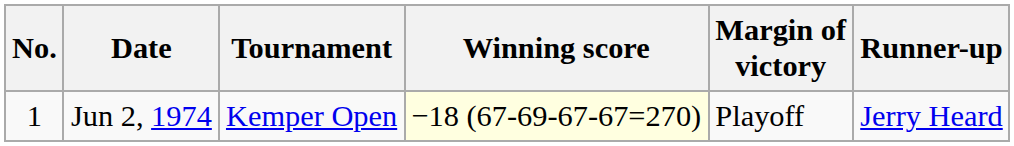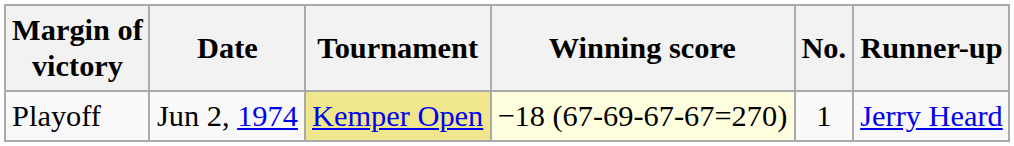columns swapped: (34, 47) <-> (781, 47)
(312, 115) no background -> (398, 115) khaki background
